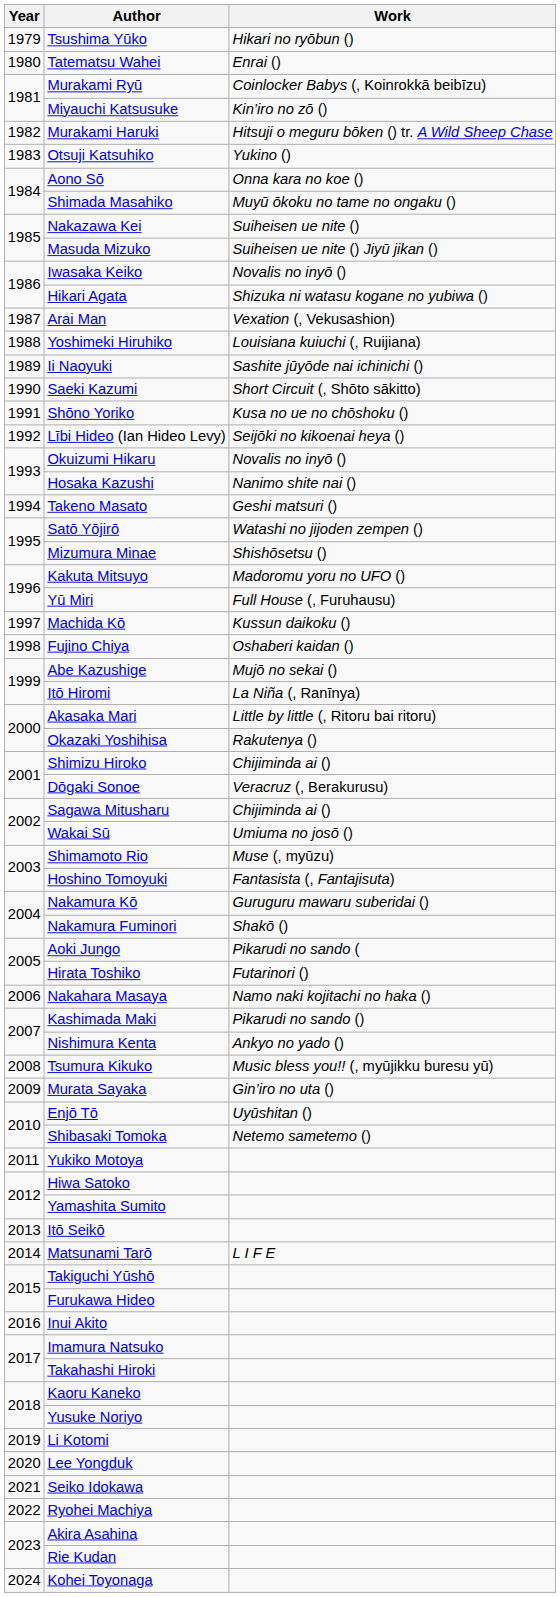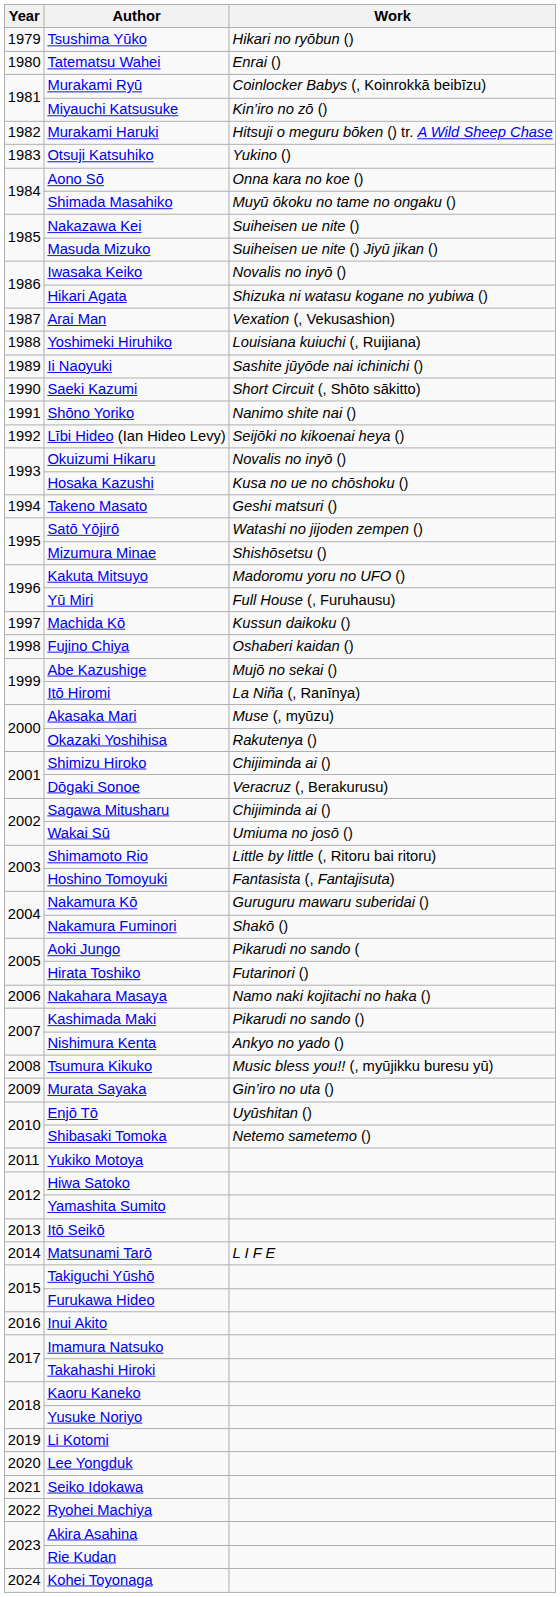(321, 413) Kusa no ue no chōshoku () -> (294, 413) Nanimo shite nai ()
(294, 483) Nanimo shite nai () -> (321, 483) Kusa no ue no chōshoku ()
(334, 716) Little by little (, Ritoru bai ritoru) -> (283, 716) Muse (, myūzu)
(283, 856) Muse (, myūzu) -> (334, 856) Little by little (, Ritoru bai ritoru)
